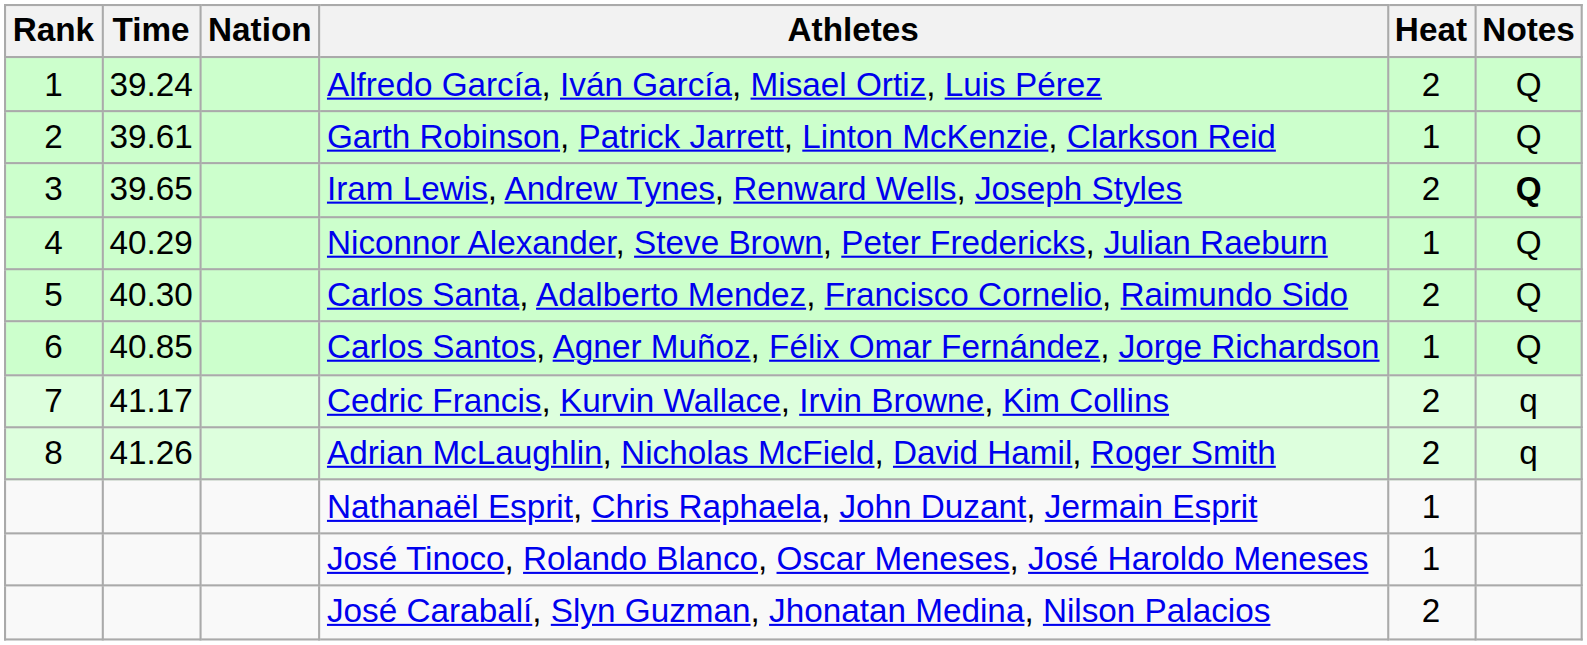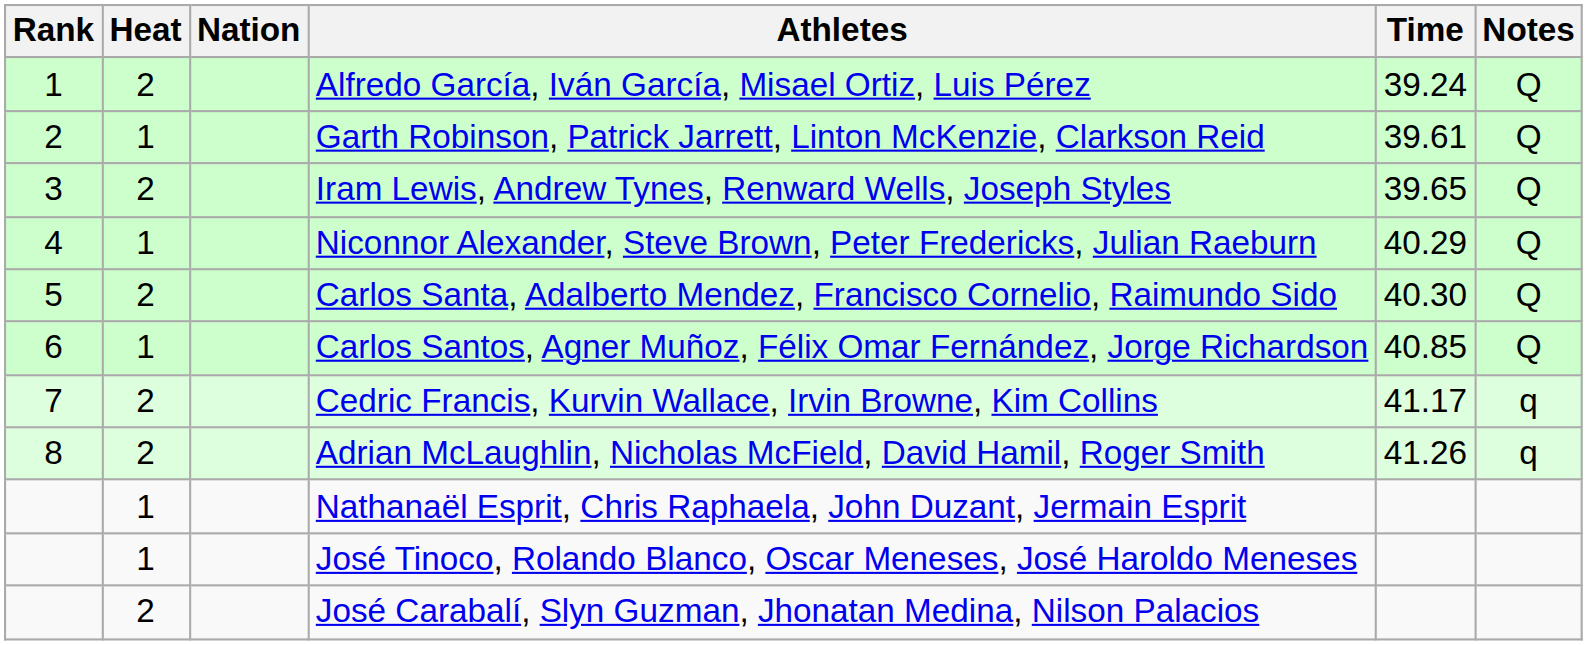columns swapped: (1431, 30) <-> (151, 30)
(1529, 189) bold -> (1529, 189) normal
